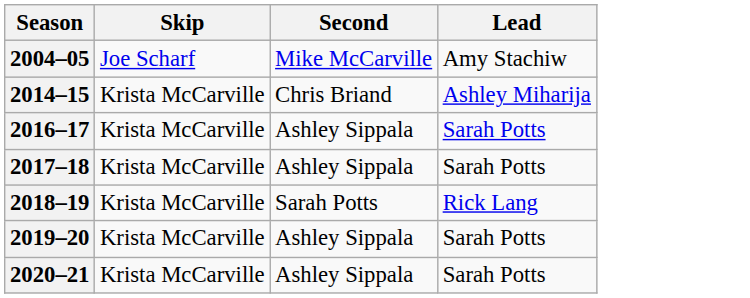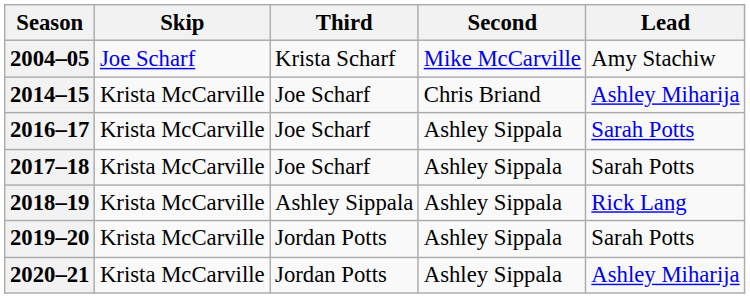+ column: (344, 22)
(327, 202) Sarah Potts -> (493, 202) Ashley Sippala
(494, 274) Sarah Potts -> (665, 274) Ashley Miharija
